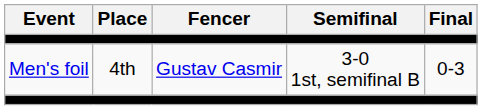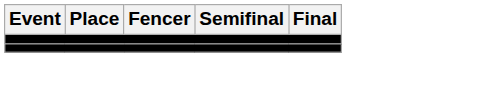- row: (49, 69)
